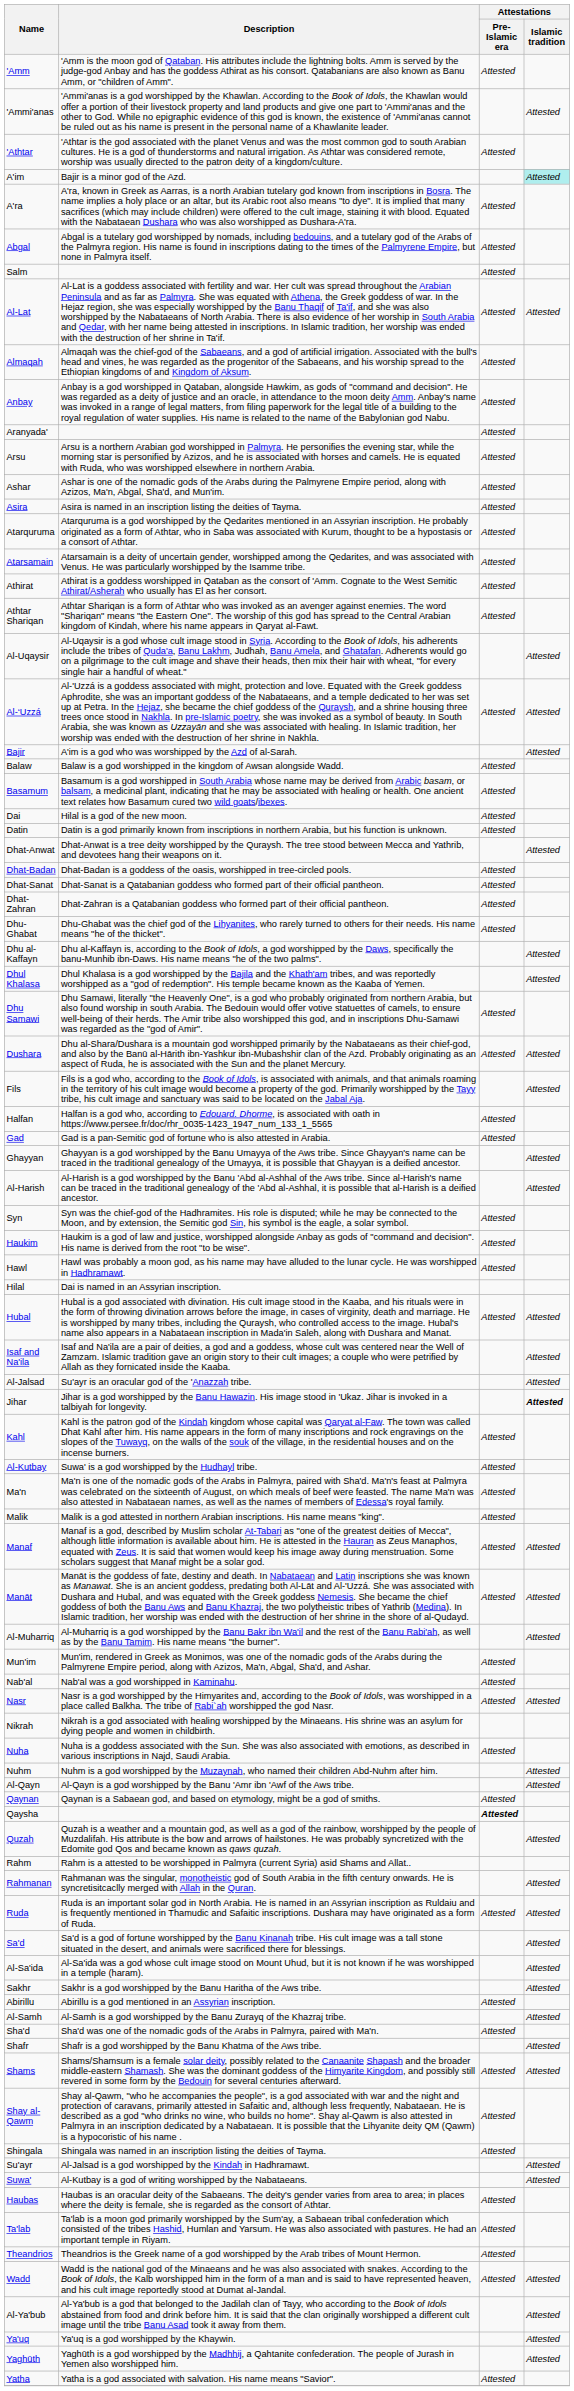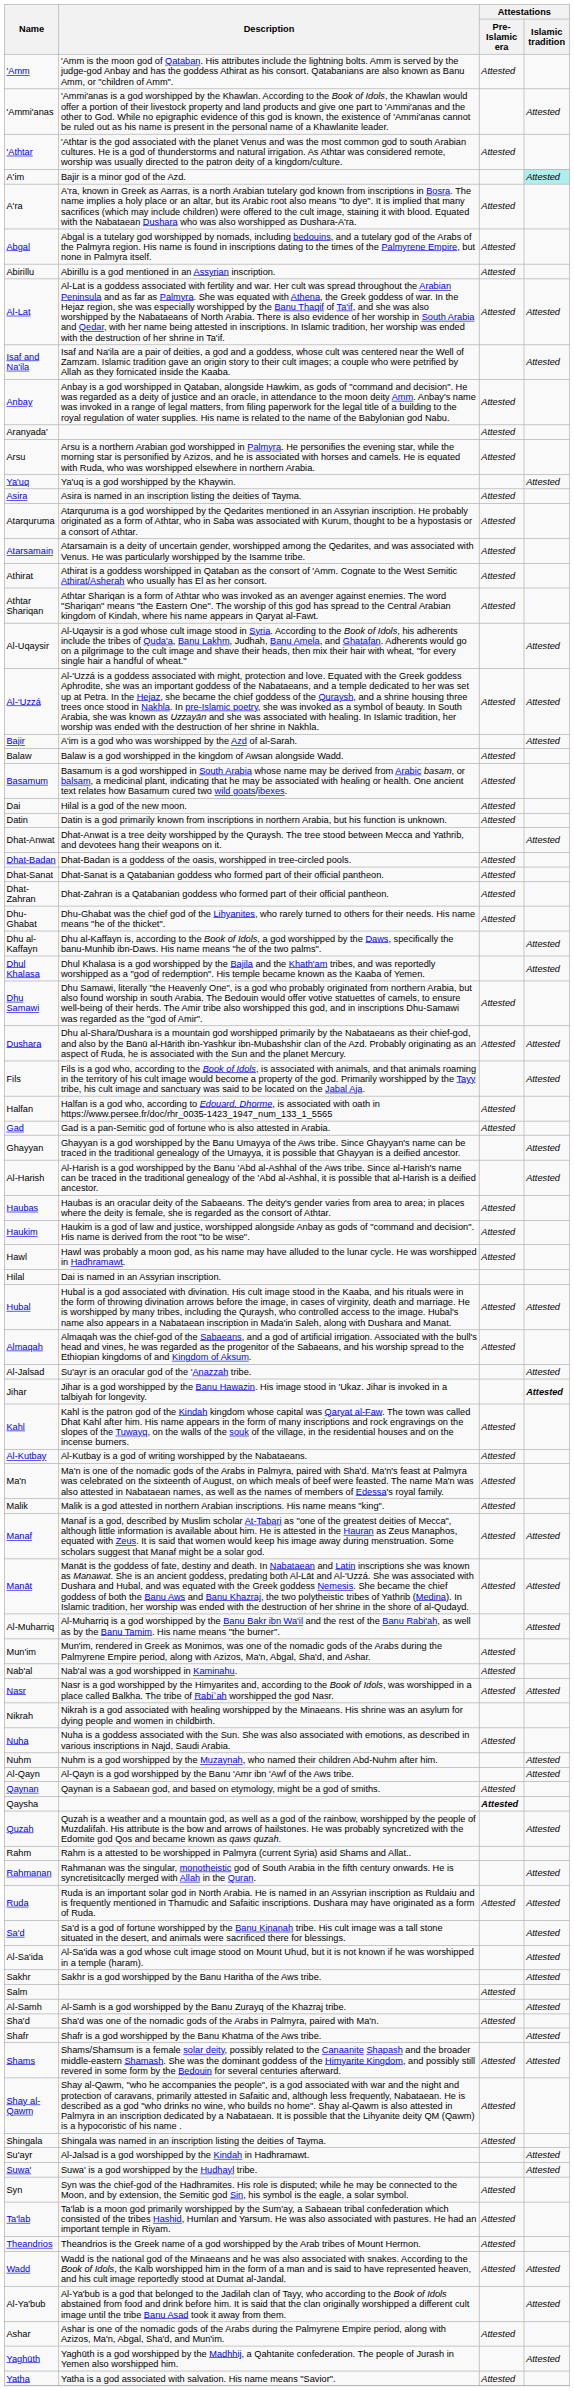rows swapped: (20, 2002) <-> (17, 272)
rows swapped: (25, 362) <-> (23, 1358)
rows swapped: (19, 487) <-> (18, 2339)
rows swapped: (22, 2200) <-> (14, 1218)
(159, 1467) Suwa' is a god worshipped by the Hudhayl tribe. -> (184, 1457) Al-Kutbay is a god of writing worshipped by the Nabataeans.
(184, 2180) Al-Kutbay is a god of writing worshipped by the Nabataeans. -> (159, 2170) Suwa' is a god worshipped by the Hudhayl tribe.
